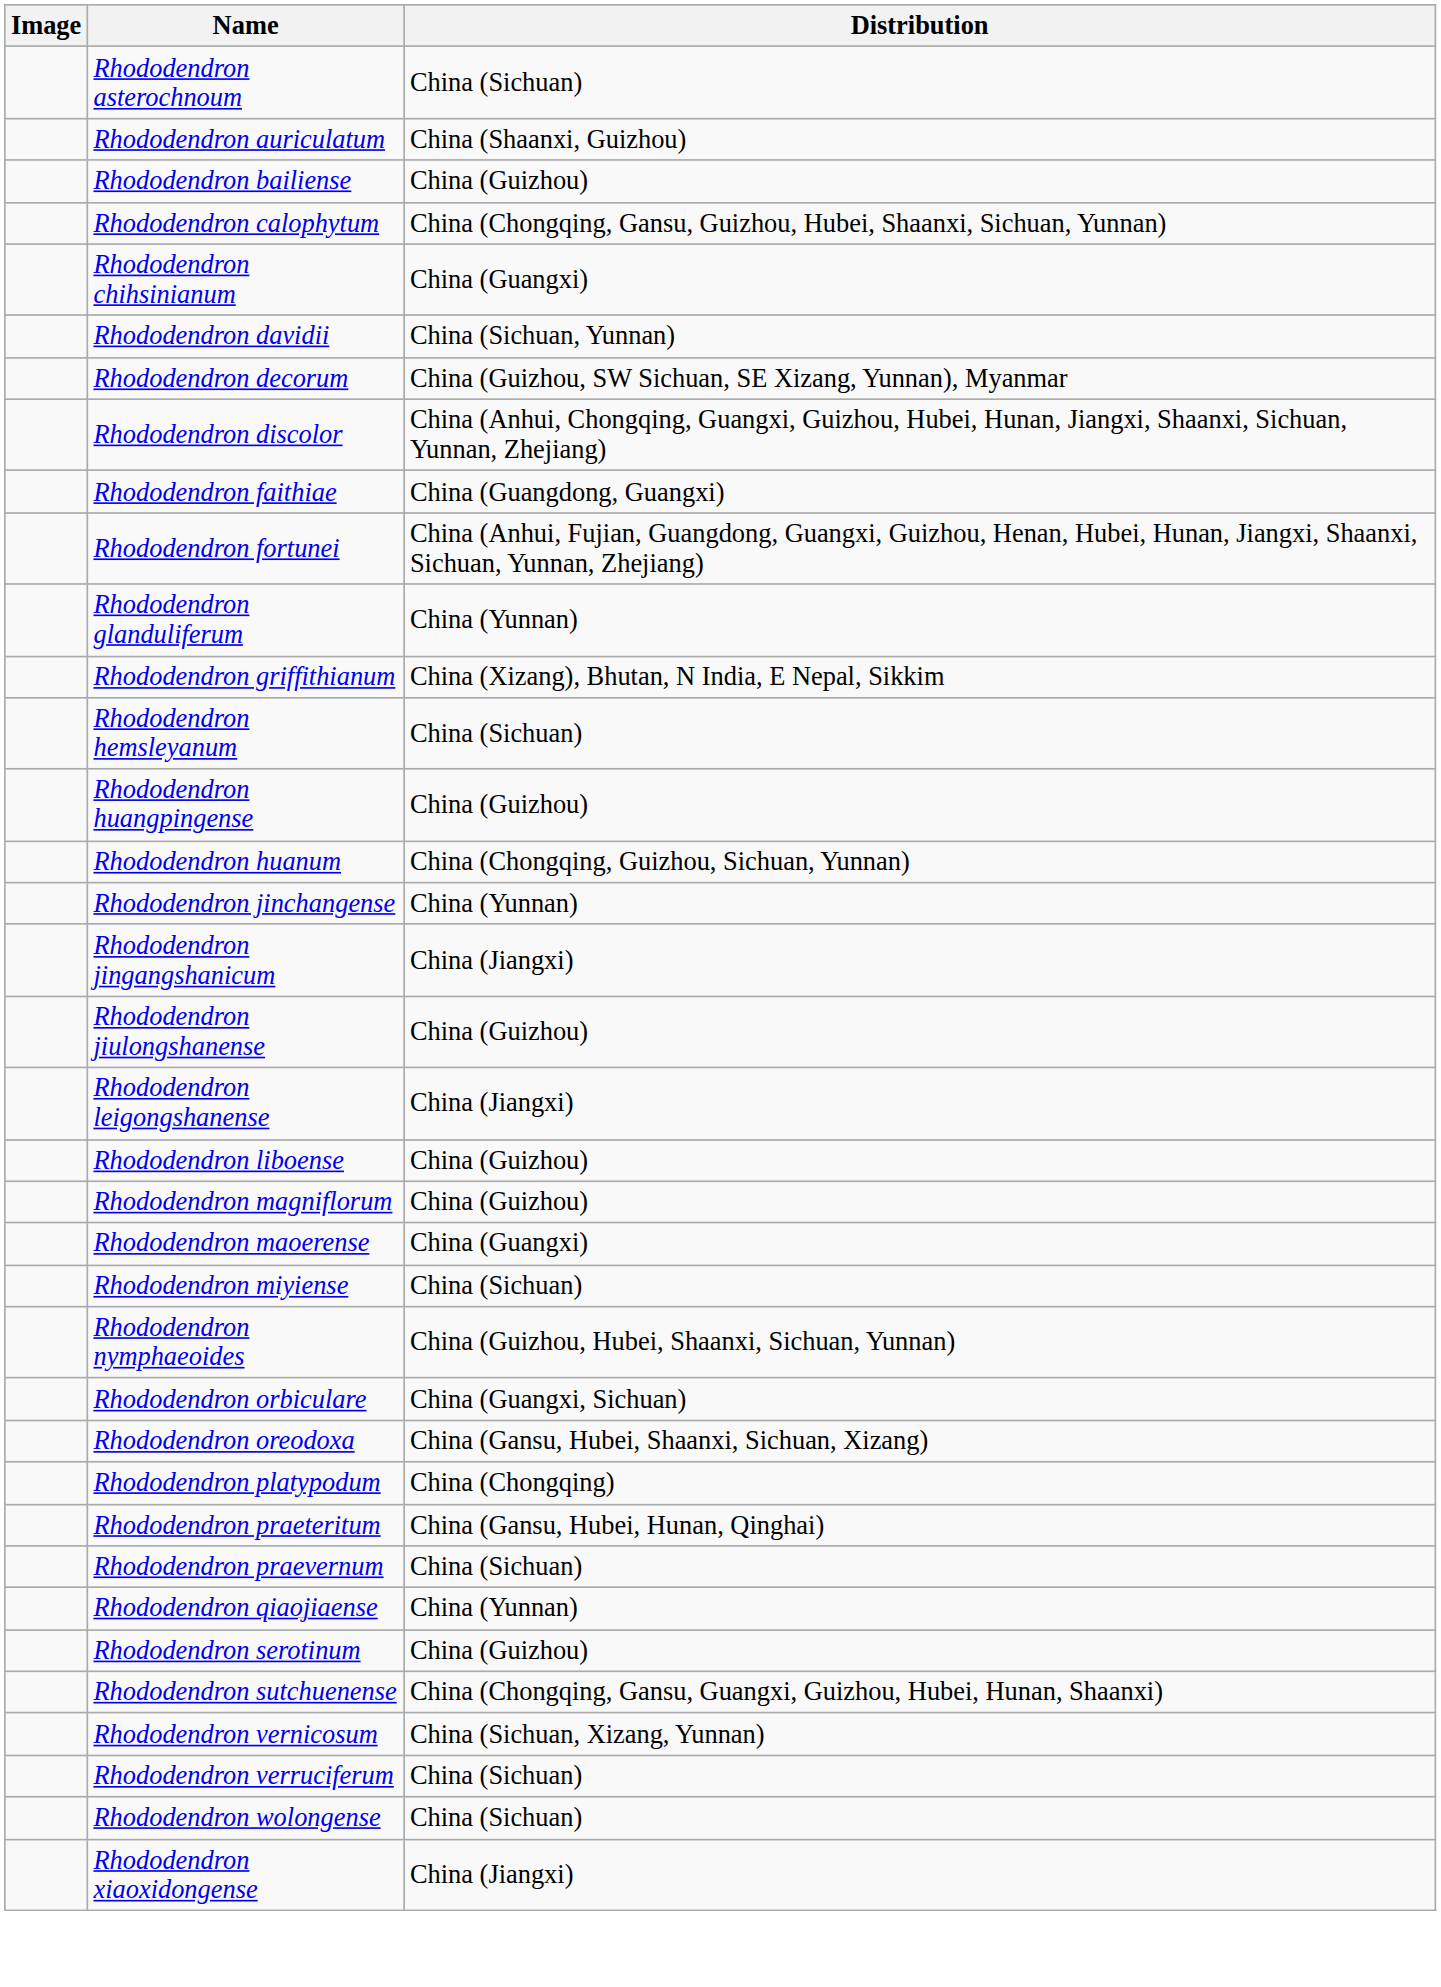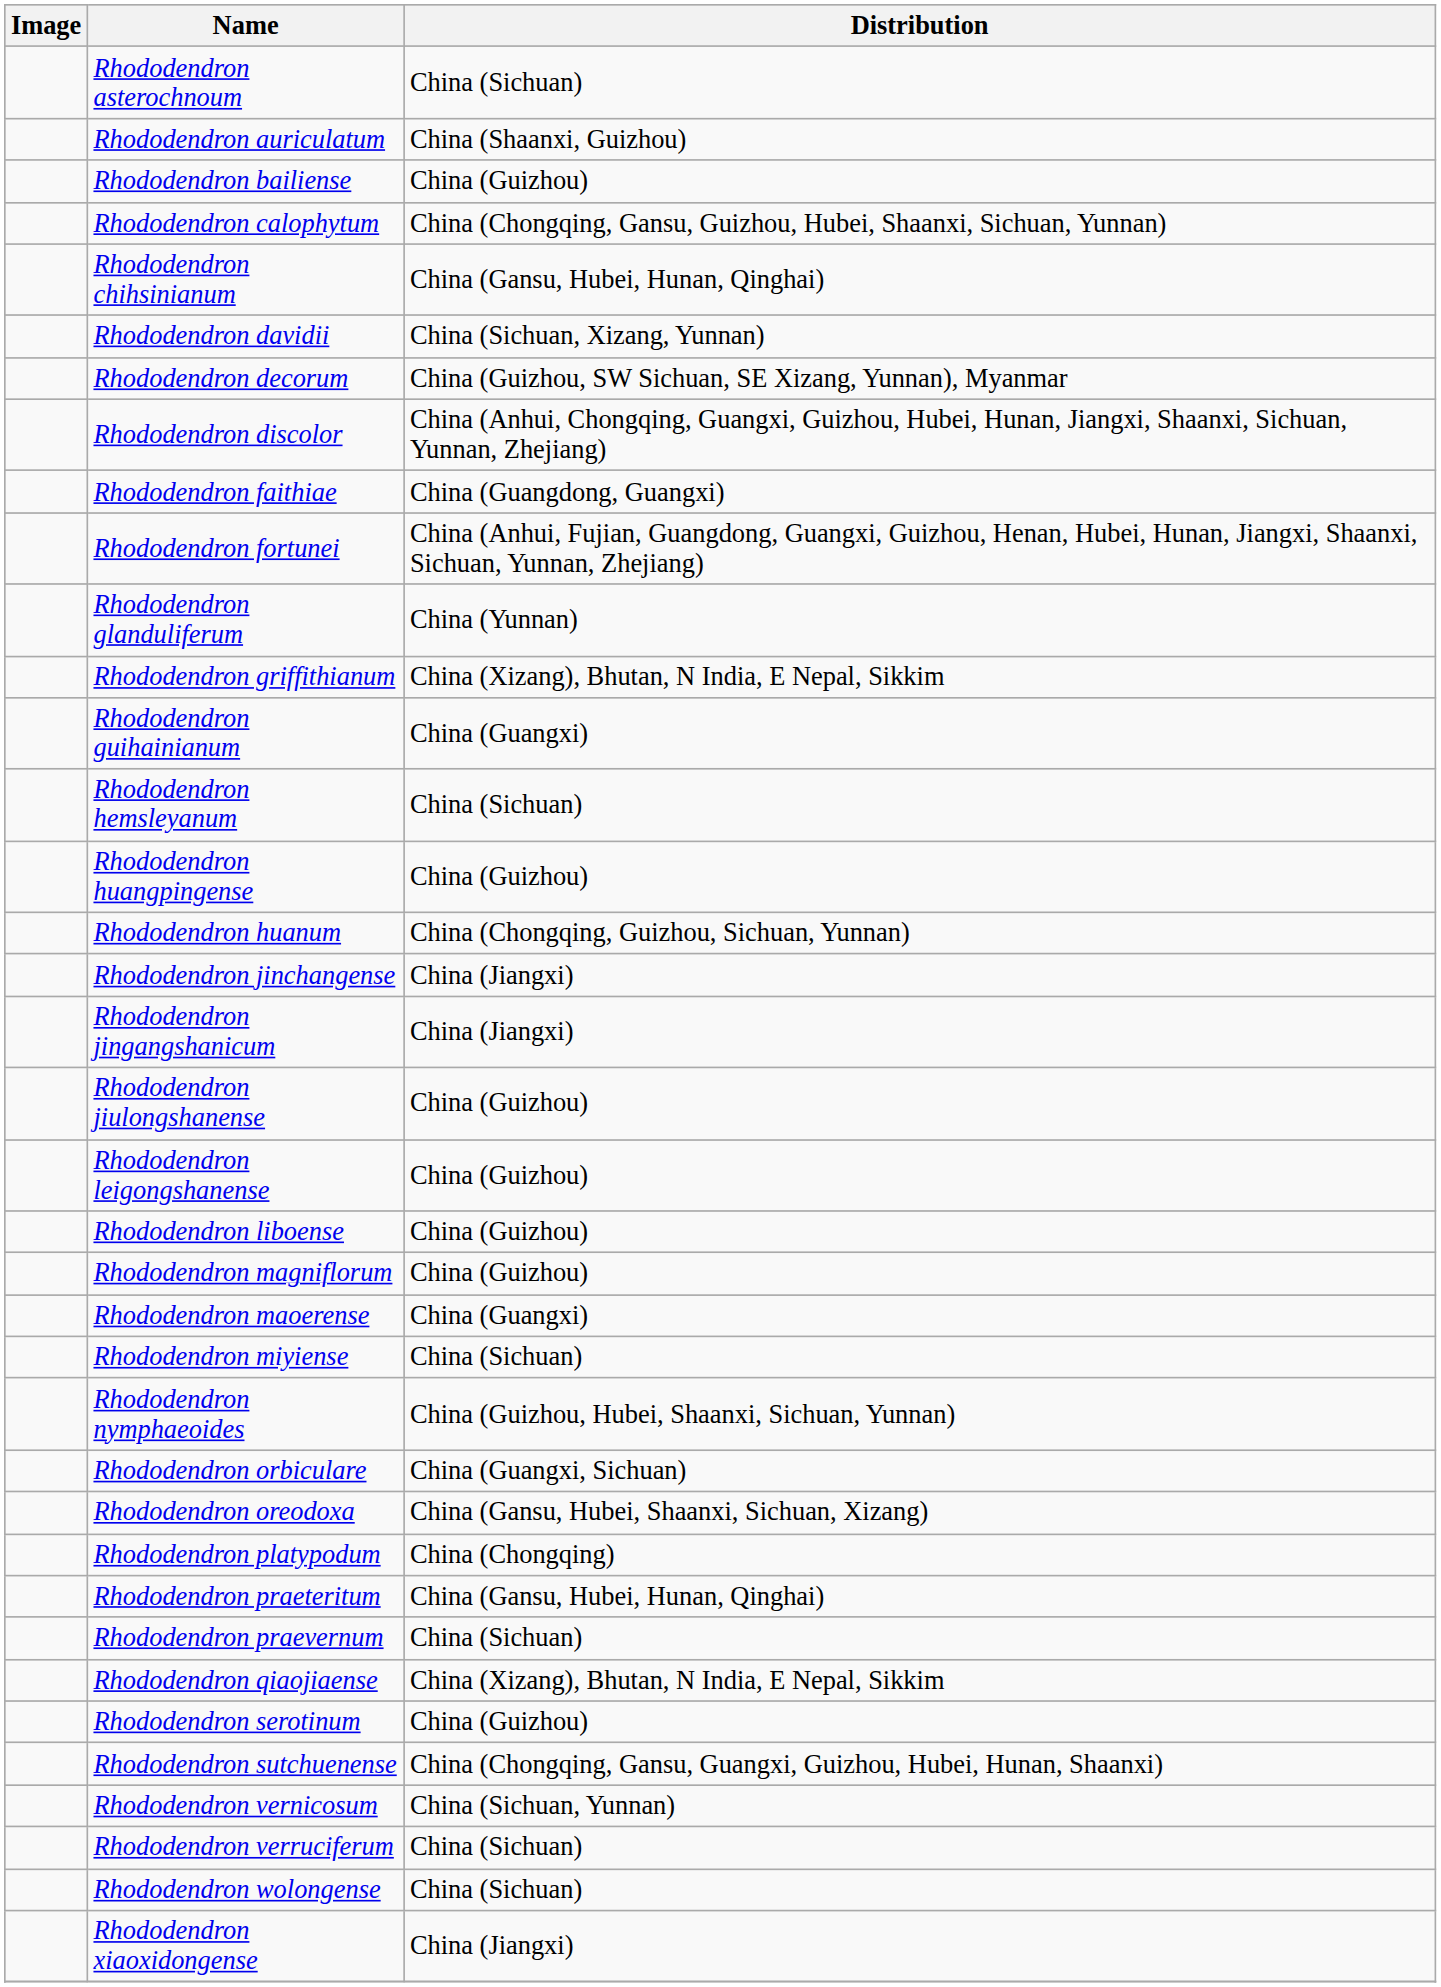(499, 279) China (Guangxi) -> (617, 279) China (Gansu, Hubei, Hunan, Qinghai)
(543, 336) China (Sichuan, Yunnan) -> (587, 336) China (Sichuan, Xizang, Yunnan)
+ row: (171, 733)
(494, 903) China (Yunnan) -> (492, 974) China (Jiangxi)
(492, 1103) China (Jiangxi) -> (499, 1174) China (Guizhou)
(494, 1608) China (Yunnan) -> (677, 1679) China (Xizang), Bhutan, N India, E Nepal, Sikkim
(587, 1733) China (Sichuan, Xizang, Yunnan) -> (543, 1805) China (Sichuan, Yunnan)
